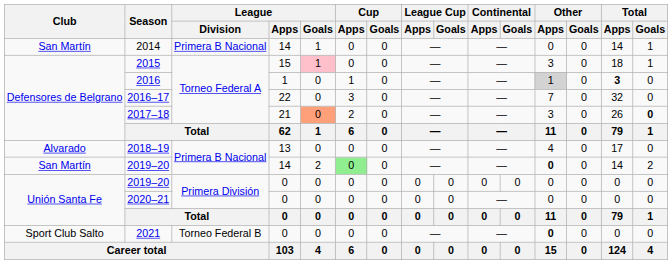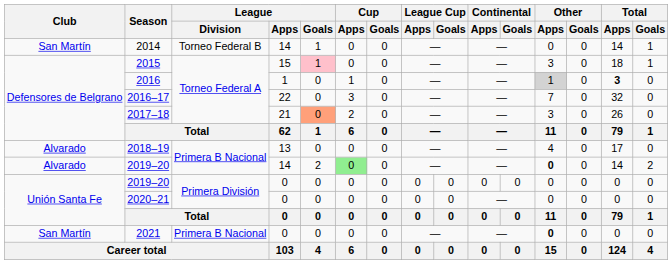(220, 47) Primera B Nacional -> (220, 47) Torneo Federal B
(650, 115) bold -> (650, 115) normal
(65, 166) San Martín -> (65, 166) Alvarado
(65, 234) Sport Club Salto -> (65, 234) San Martín
(220, 234) Torneo Federal B -> (220, 234) Primera B Nacional
